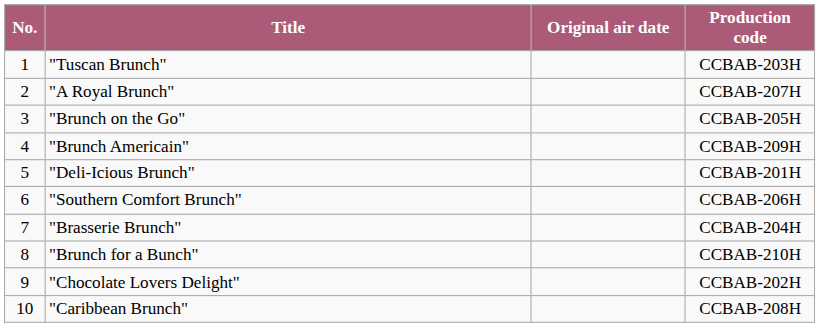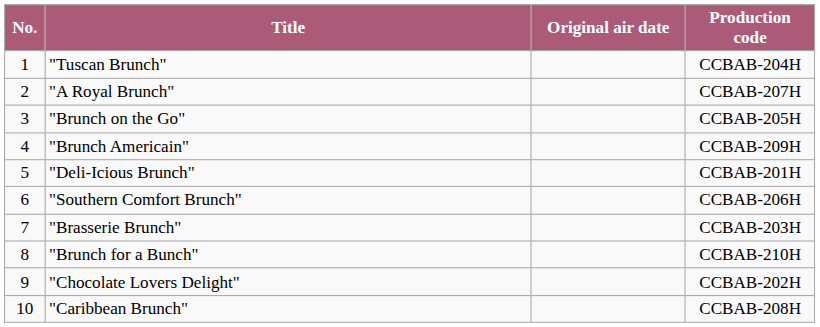(750, 64) CCBAB-203H -> (750, 64) CCBAB-204H
(750, 227) CCBAB-204H -> (750, 227) CCBAB-203H
